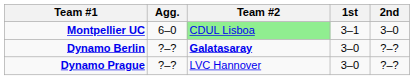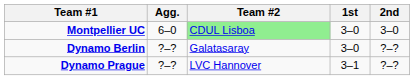(350, 30) 3–1 -> (350, 30) 3–0
(221, 48) bold -> (219, 48) normal
(350, 65) 3–0 -> (350, 65) 3–1
